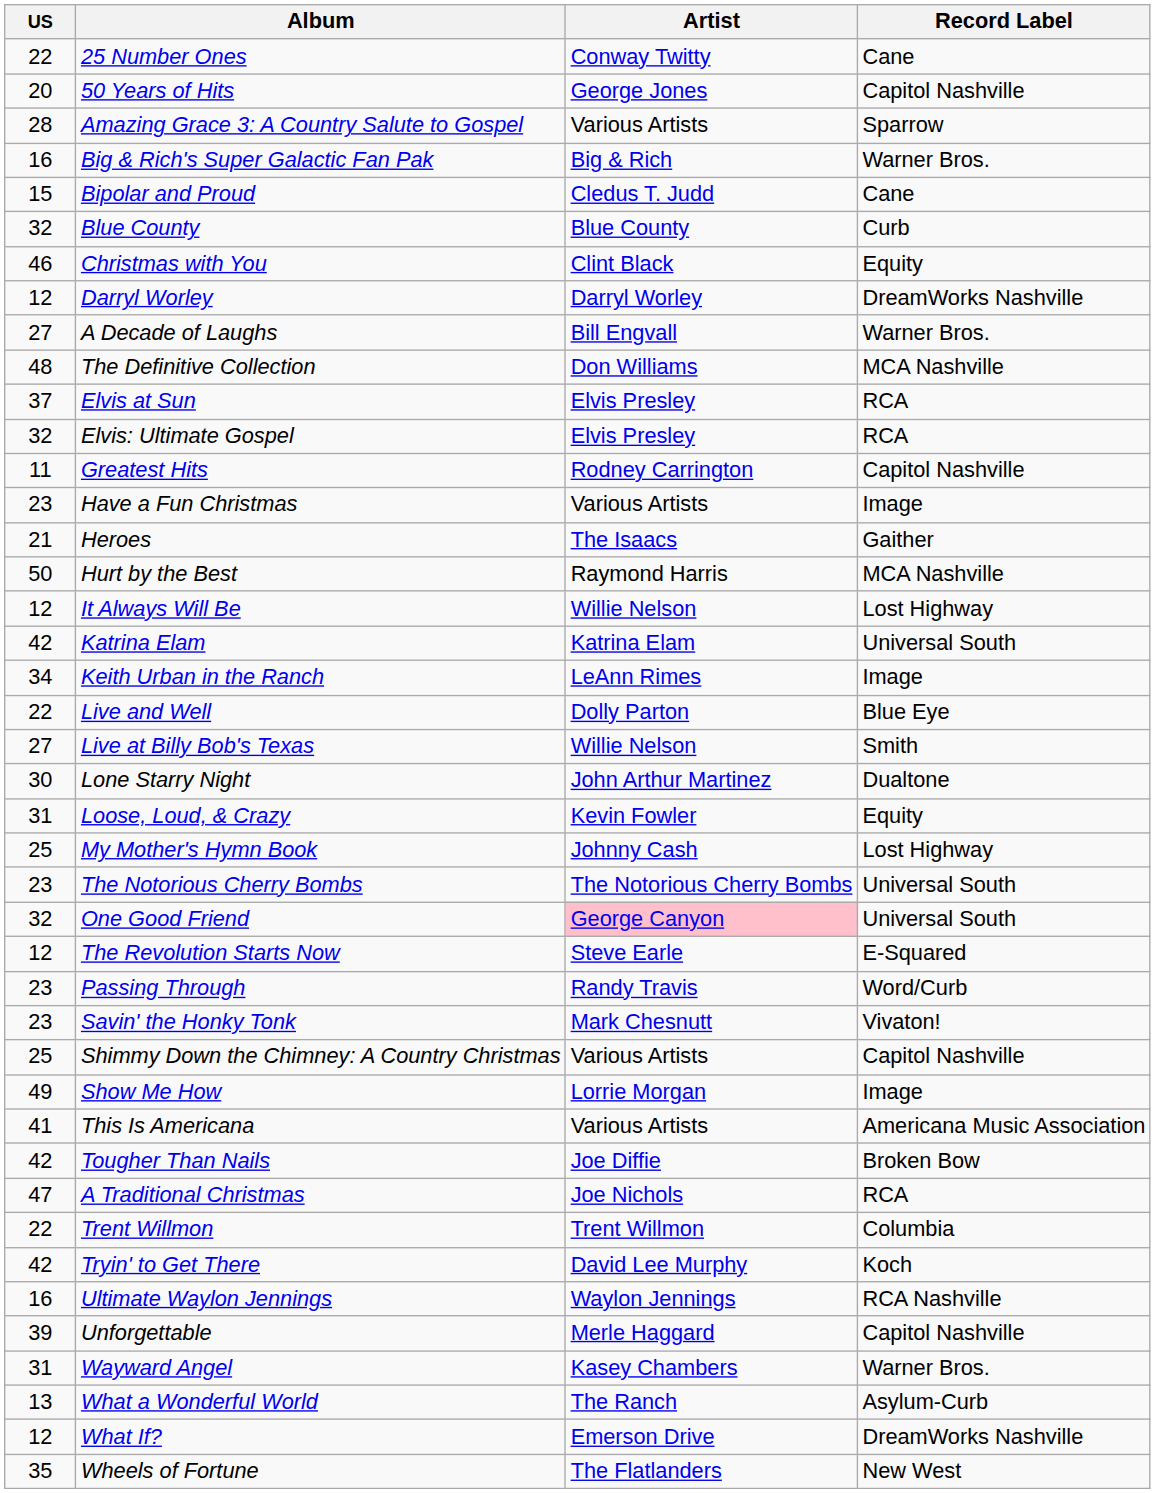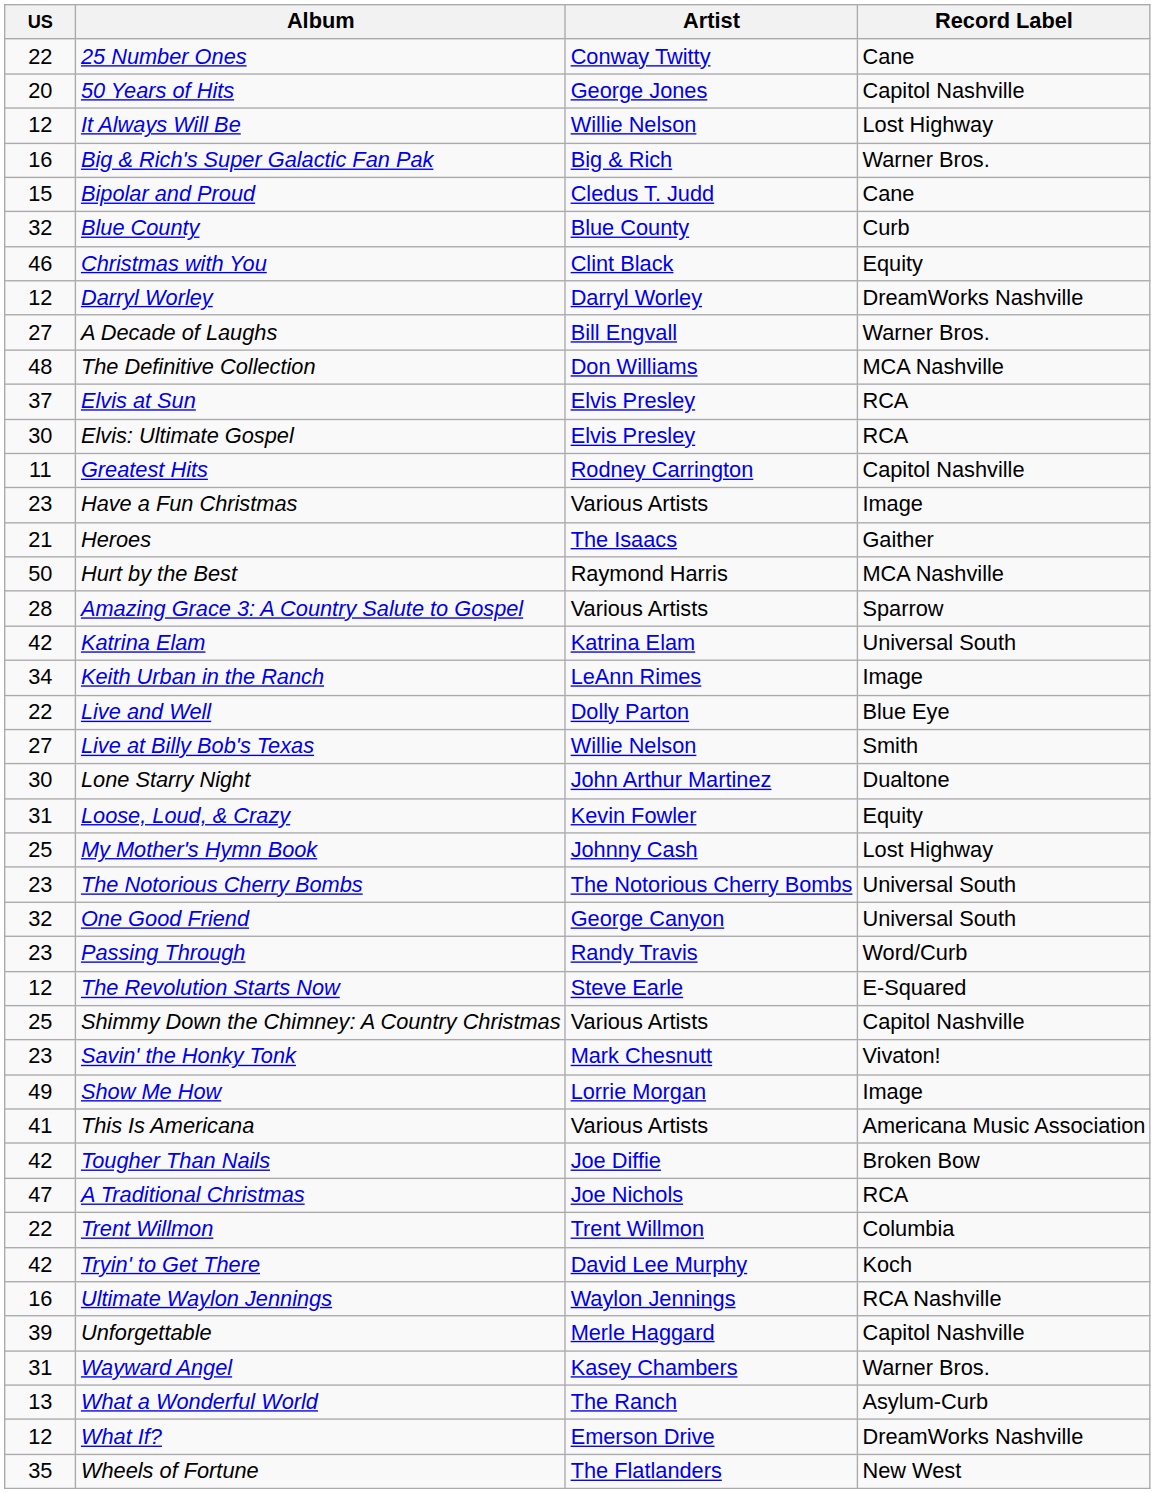rows swapped: (302, 125) <-> (161, 608)
(40, 435) 32 -> (40, 435) 30
(647, 919) pink background -> (647, 919) no background
rows swapped: (163, 988) <-> (210, 953)
rows swapped: (188, 1022) <-> (321, 1057)
